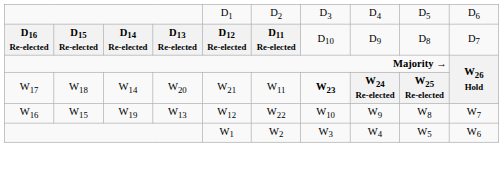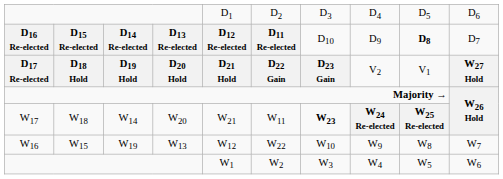(424, 39) normal -> (424, 39) bold
+ row: (29, 71)
